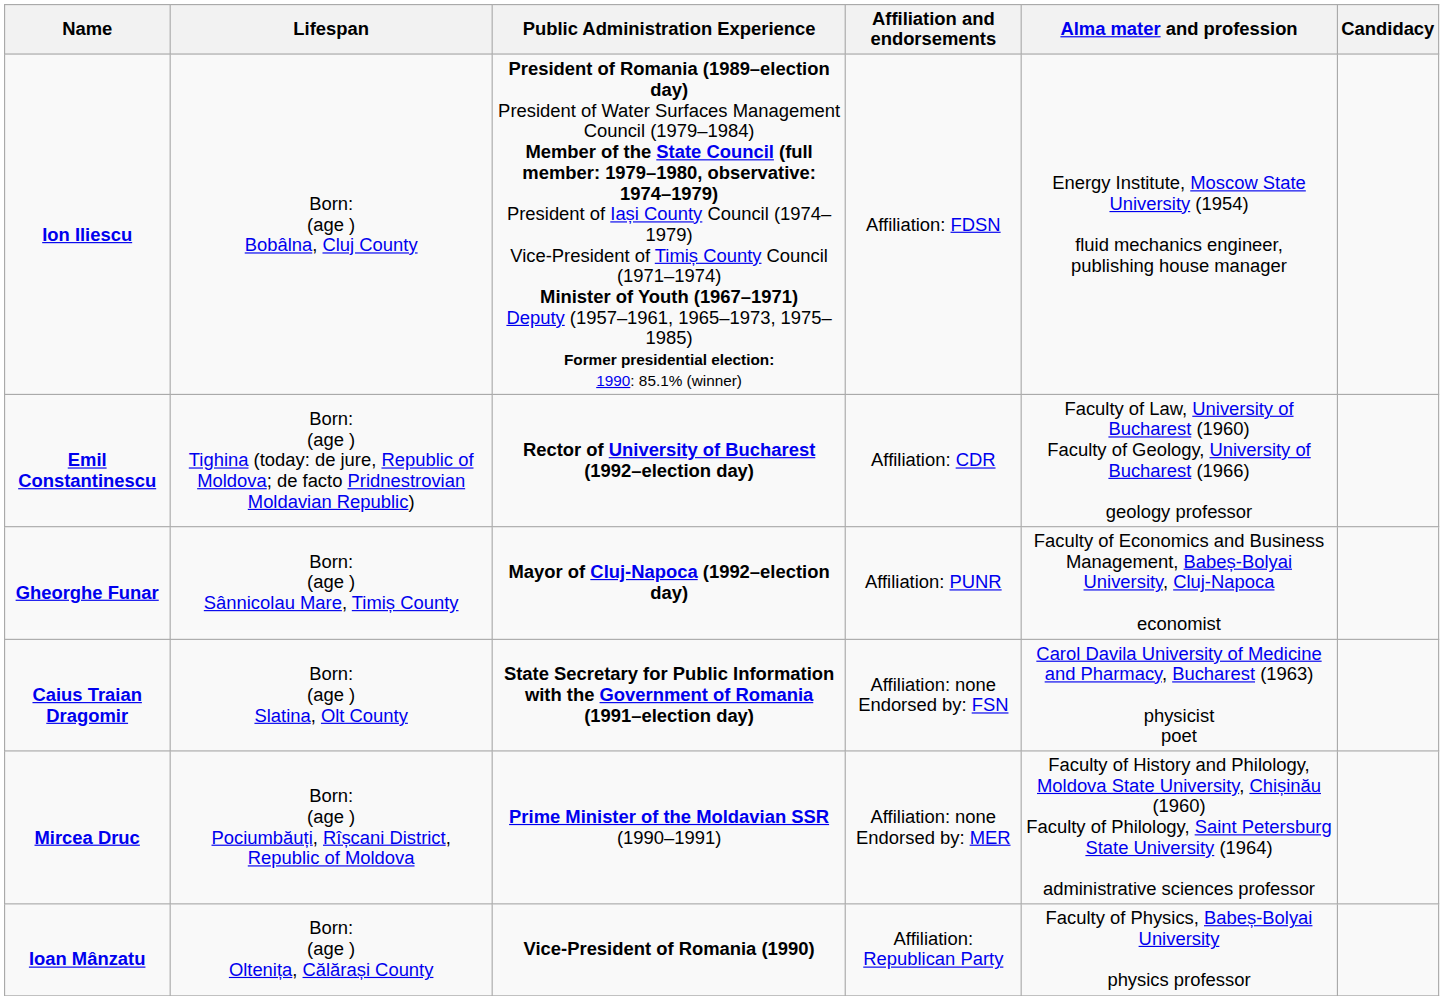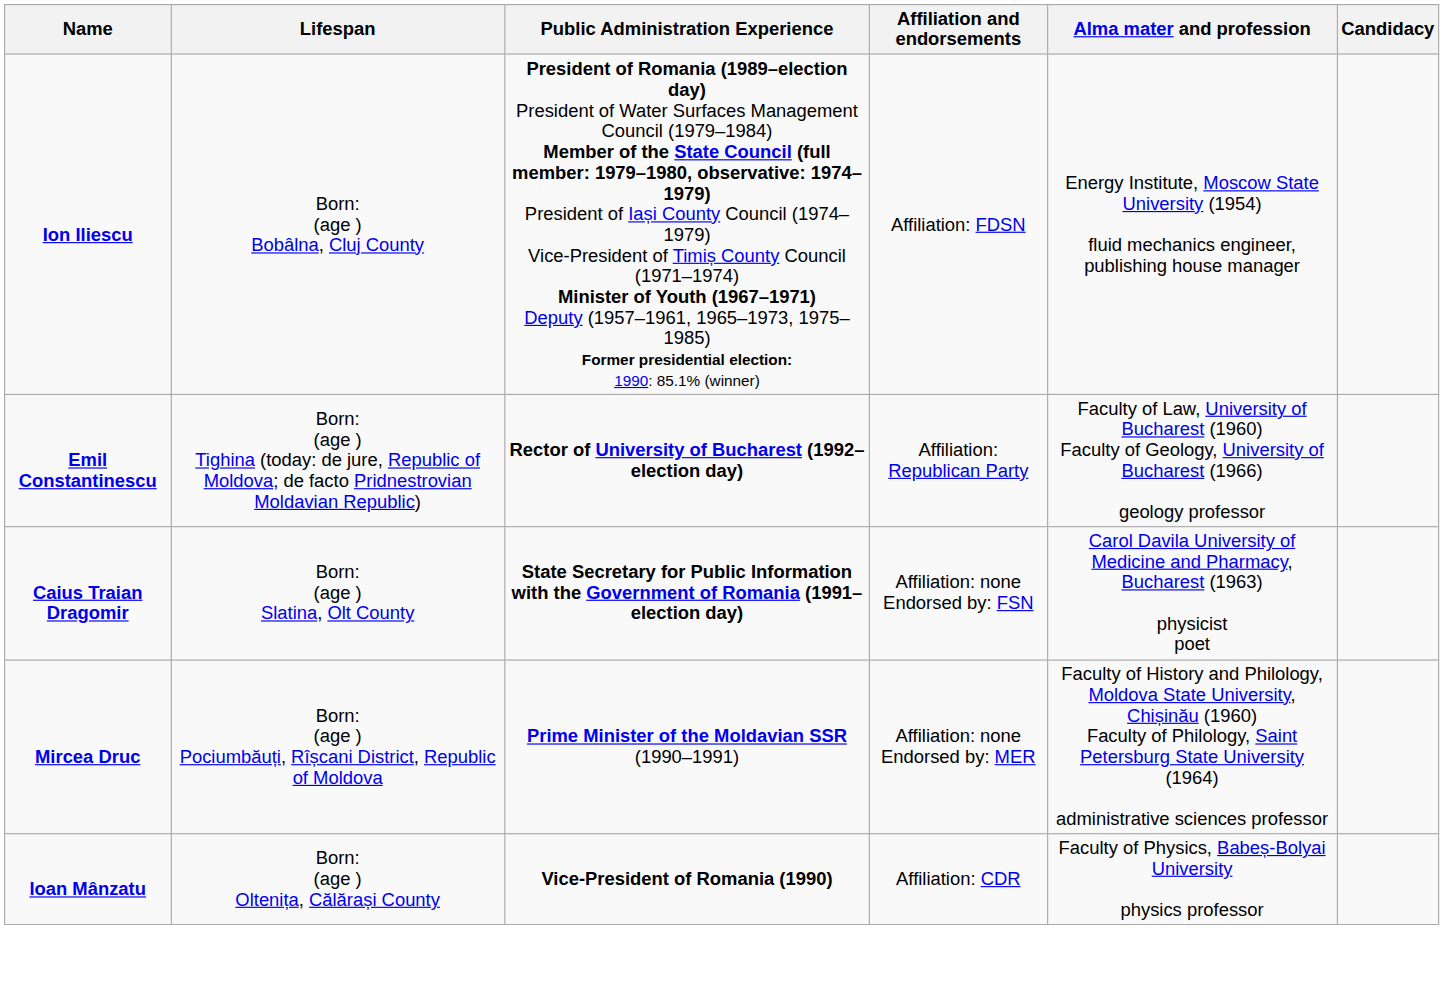(933, 460) Affiliation: CDR -> (958, 460) Affiliation: Republican Party
- row: (87, 593)
(933, 949) Affiliation: Republican Party -> (958, 879) Affiliation: CDR
